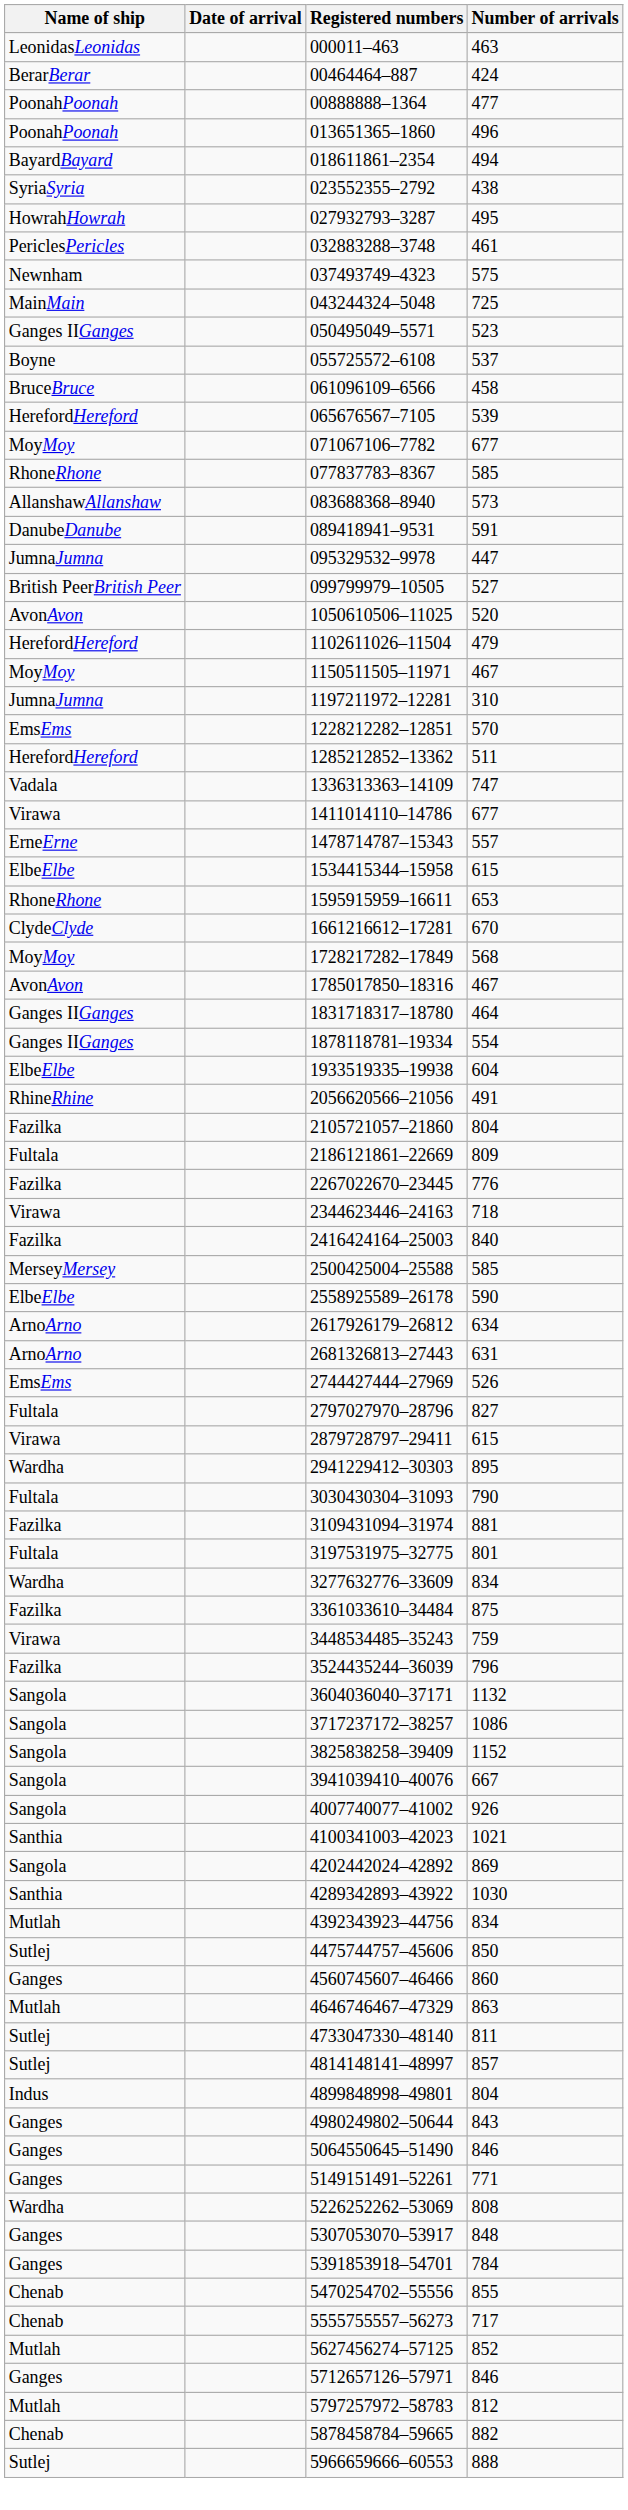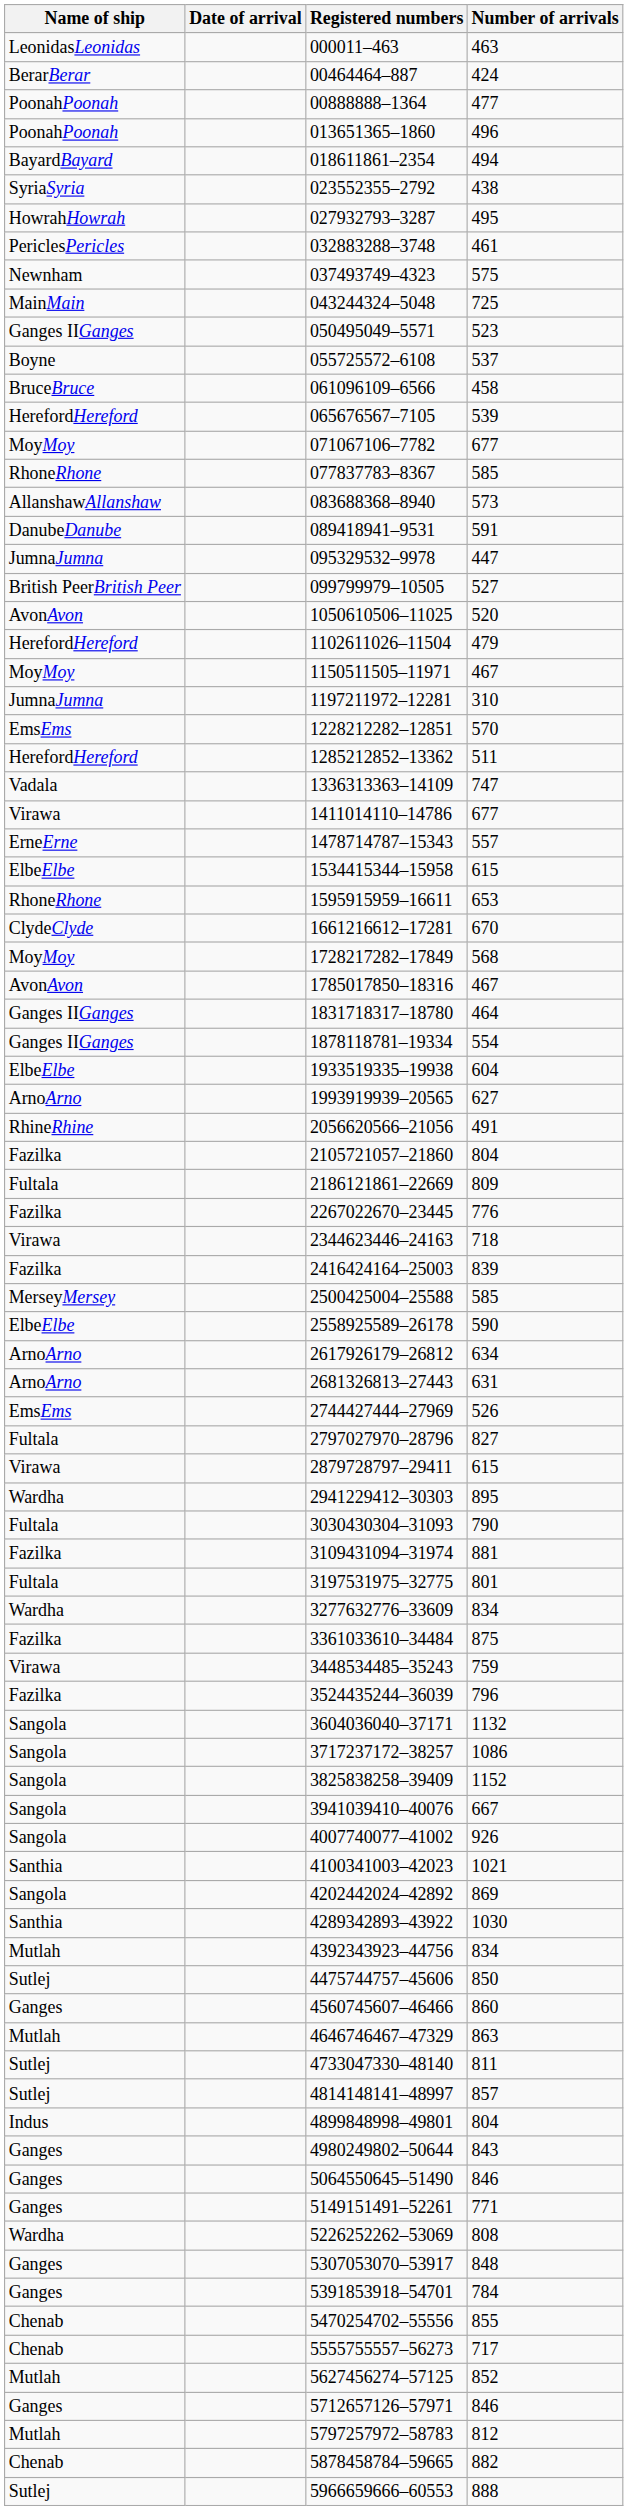+ row: (382, 1098)
(485, 1240) 840 -> (485, 1269) 839
